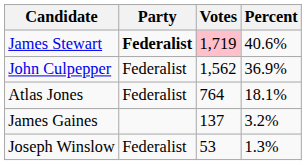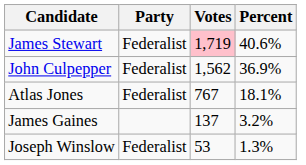(157, 43) bold -> (154, 43) normal
(212, 95) 764 -> (206, 95) 767
